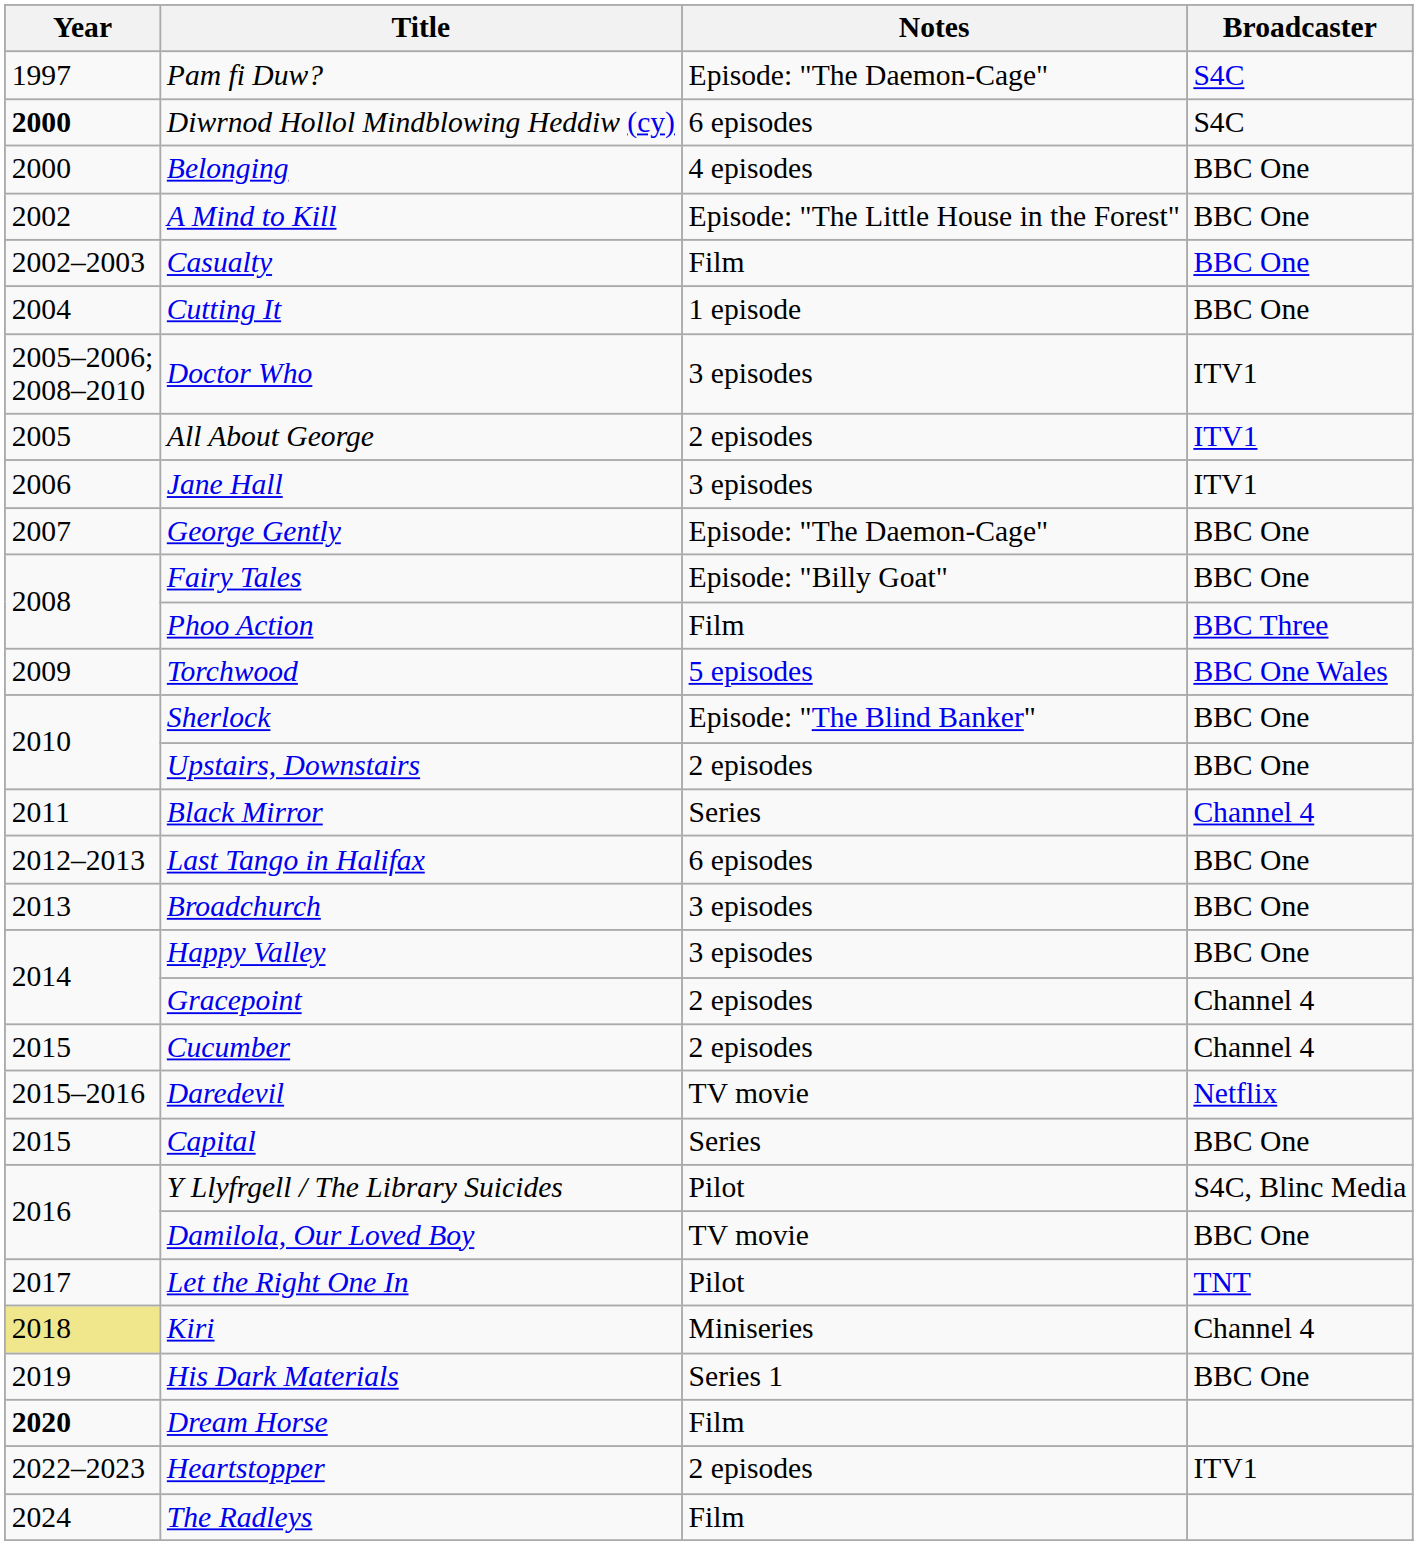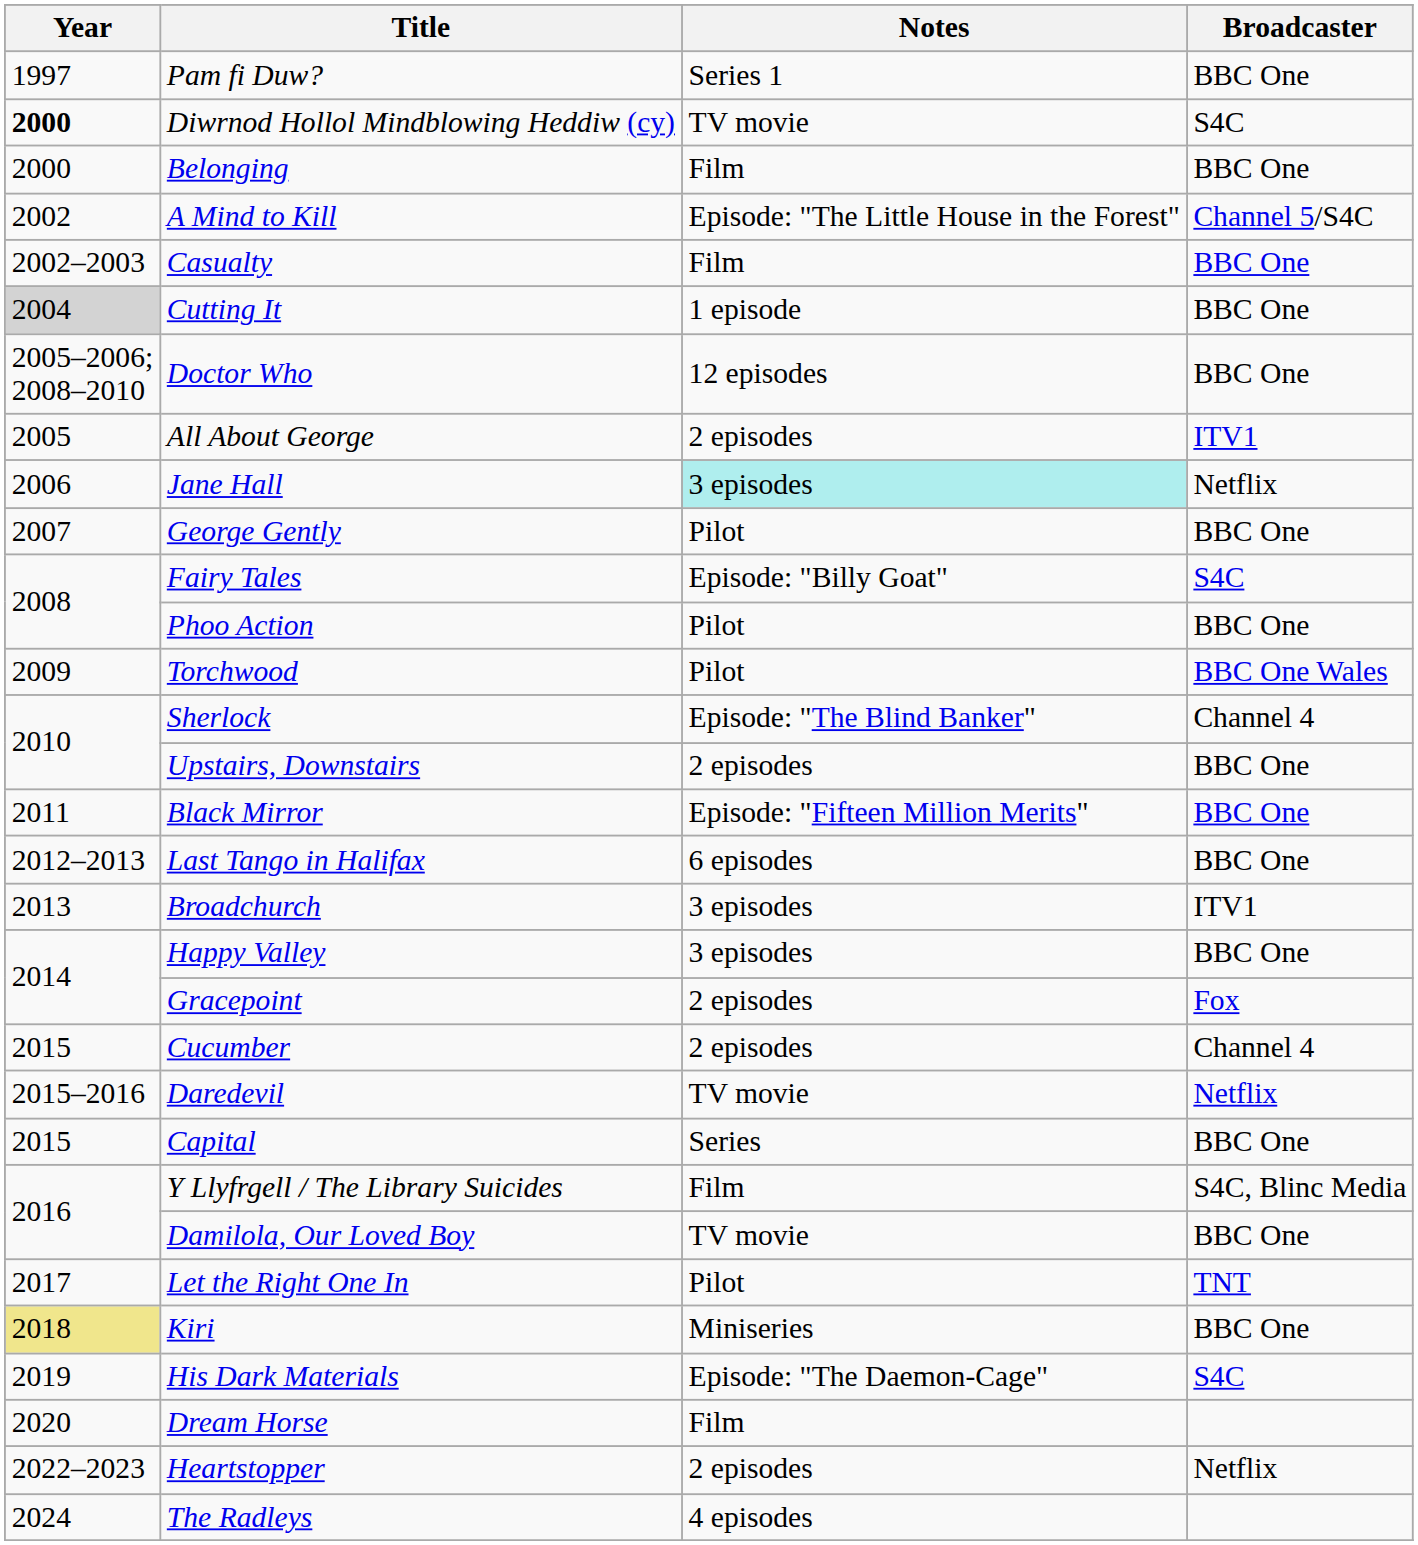(868, 74) Episode: "The Daemon-Cage" -> (736, 74) Series 1
(1219, 74) S4C -> (1251, 74) BBC One
(751, 121) 6 episodes -> (749, 121) TV movie
(751, 168) 4 episodes -> (717, 168) Film
(1251, 215) BBC One -> (1283, 215) Channel 5/S4C
(41, 309) no background -> (41, 309) lightgrey background
(751, 373) 3 episodes -> (758, 373) 12 episodes
(1225, 373) ITV1 -> (1251, 373) BBC One
(751, 483) no background -> (751, 483) paleturquoise background
(1225, 483) ITV1 -> (1235, 483) Netflix
(868, 530) Episode: "The Daemon-Cage" -> (717, 530) Pilot
(1251, 577) BBC One -> (1219, 577) S4C
(717, 624) Film -> (717, 624) Pilot
(1261, 624) BBC Three -> (1251, 624) BBC One
(751, 671) 5 episodes -> (717, 671) Pilot
(1251, 718) BBC One -> (1254, 718) Channel 4
(725, 812) Series -> (889, 812) Episode: "Fifteen Million Merits"
(1254, 812) Channel 4 -> (1251, 812) BBC One
(1251, 906) BBC One -> (1225, 906) ITV1
(1254, 1000) Channel 4 -> (1216, 1000) Fox
(717, 1187) Pilot -> (717, 1187) Film
(1254, 1328) Channel 4 -> (1251, 1328) BBC One
(736, 1375) Series 1 -> (868, 1375) Episode: "The Daemon-Cage"
(1251, 1375) BBC One -> (1219, 1375) S4C
(41, 1422) bold -> (41, 1422) normal
(1225, 1469) ITV1 -> (1235, 1469) Netflix
(717, 1516) Film -> (751, 1516) 4 episodes
